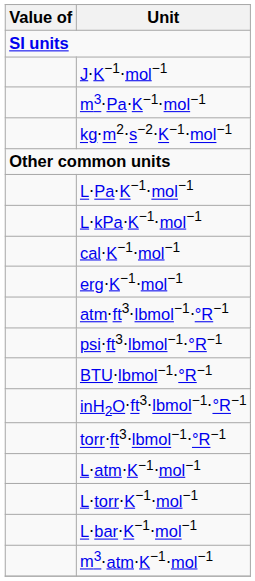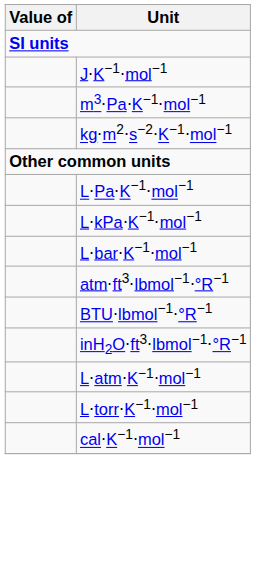rows swapped: (139, 529) <-> (130, 251)
- row: (131, 281)
- row: (151, 342)
- row: (153, 438)
- row: (147, 560)
